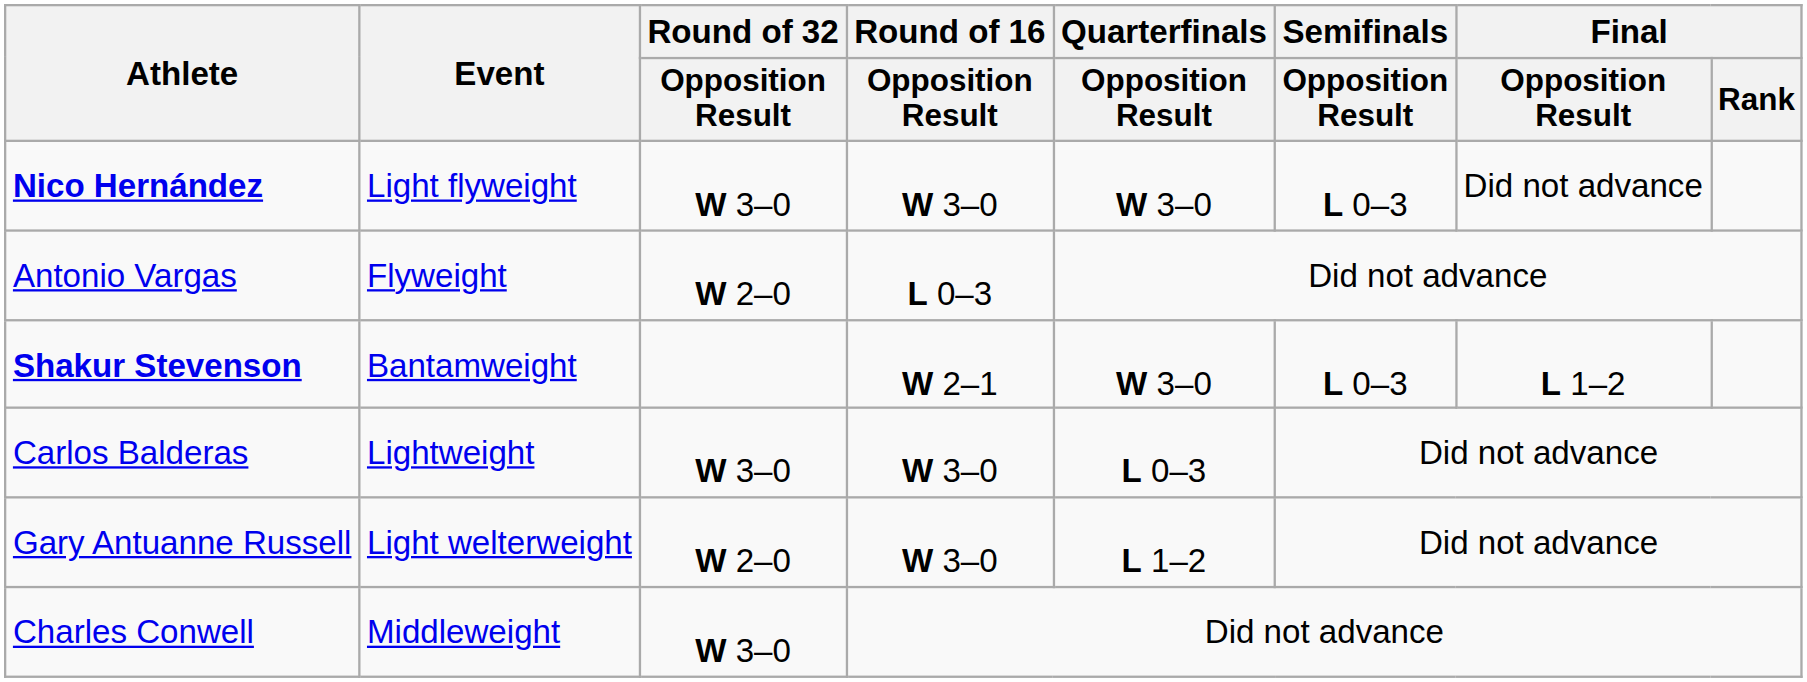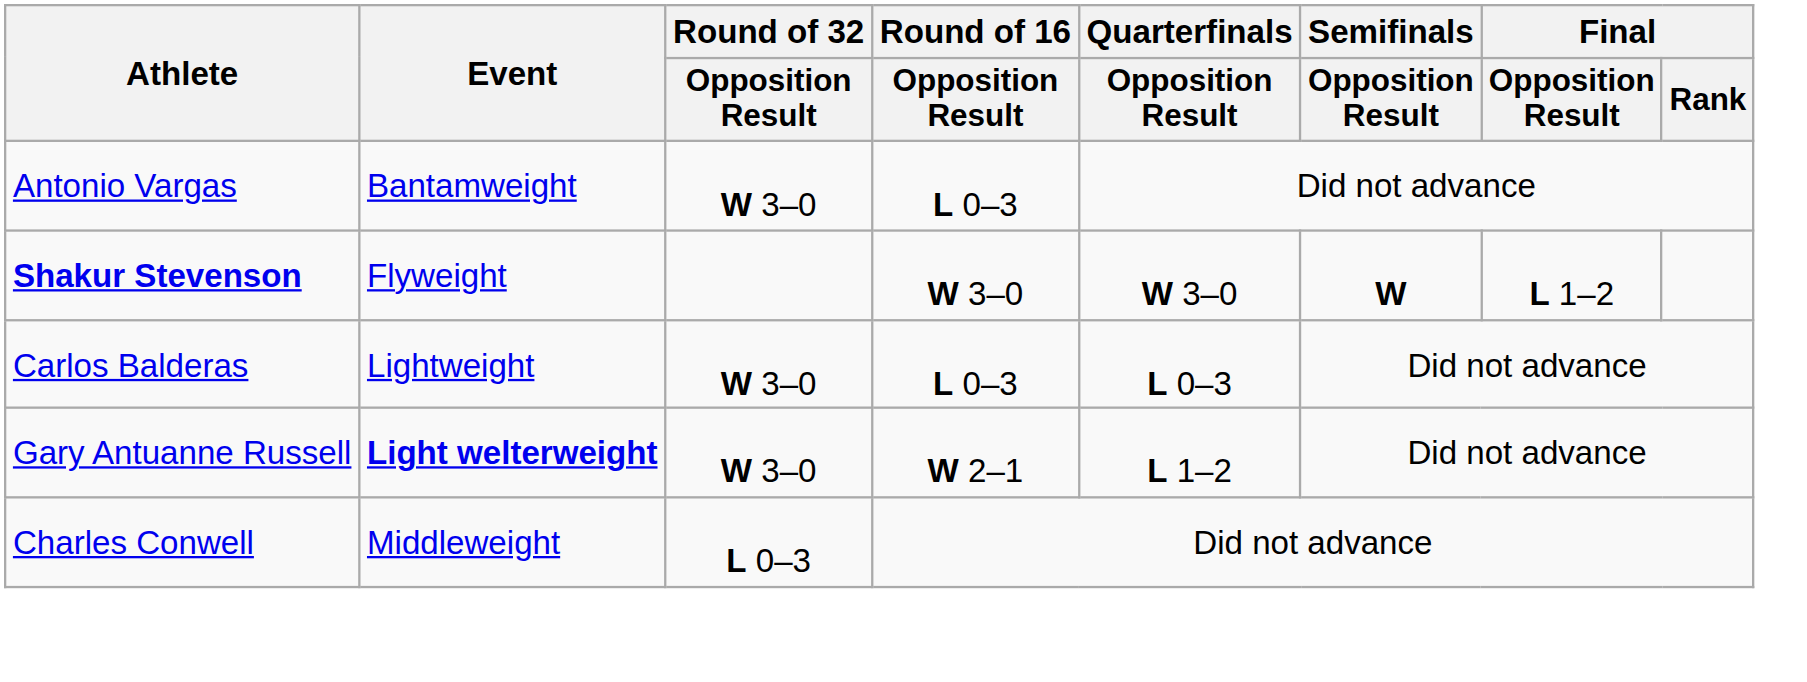- row: (138, 186)
(437, 275) Flyweight -> (472, 186) Bantamweight
(743, 294) W 2–0 -> (769, 205) W 3–0
(472, 365) Bantamweight -> (437, 275) Flyweight
(950, 383) W 2–1 -> (975, 294) W 3–0
(1365, 383) L 0–3 -> (1391, 294) W
(950, 472) W 3–0 -> (975, 383) L 0–3
(499, 543) normal -> (512, 454) bold
(743, 561) W 2–0 -> (769, 472) W 3–0
(950, 561) W 3–0 -> (975, 472) W 2–1
(743, 650) W 3–0 -> (769, 561) L 0–3
